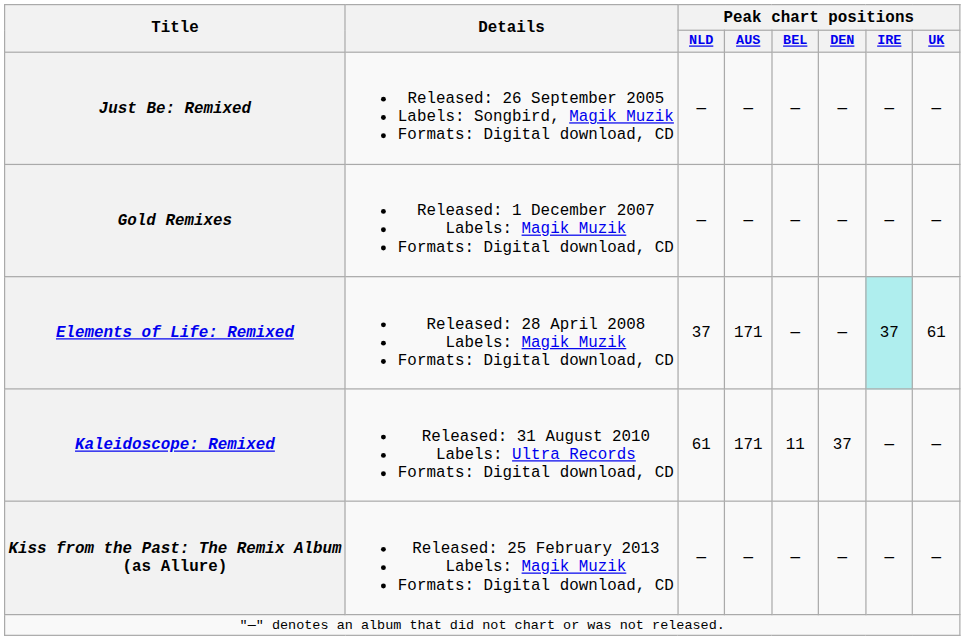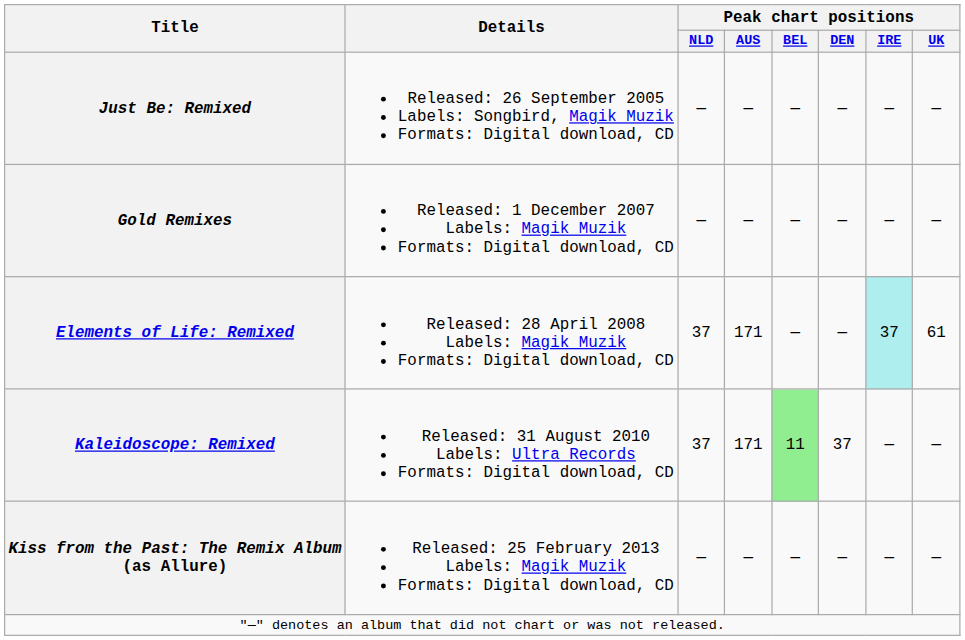(701, 445) 61 -> (701, 445) 37
(795, 445) no background -> (795, 445) lightgreen background
